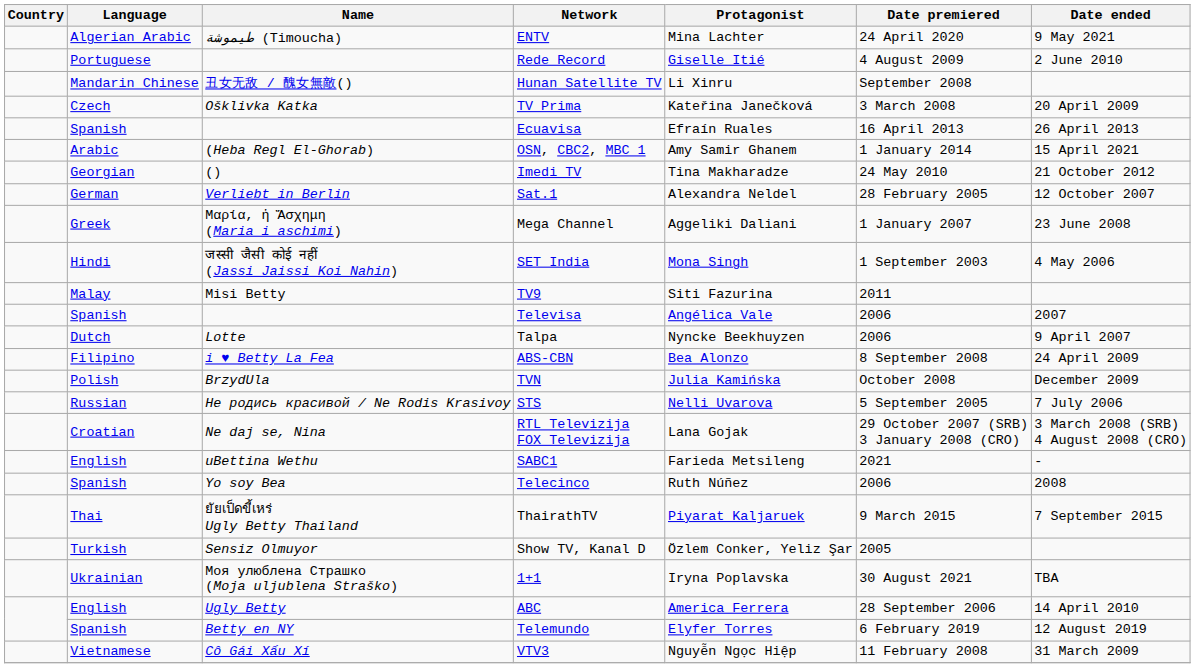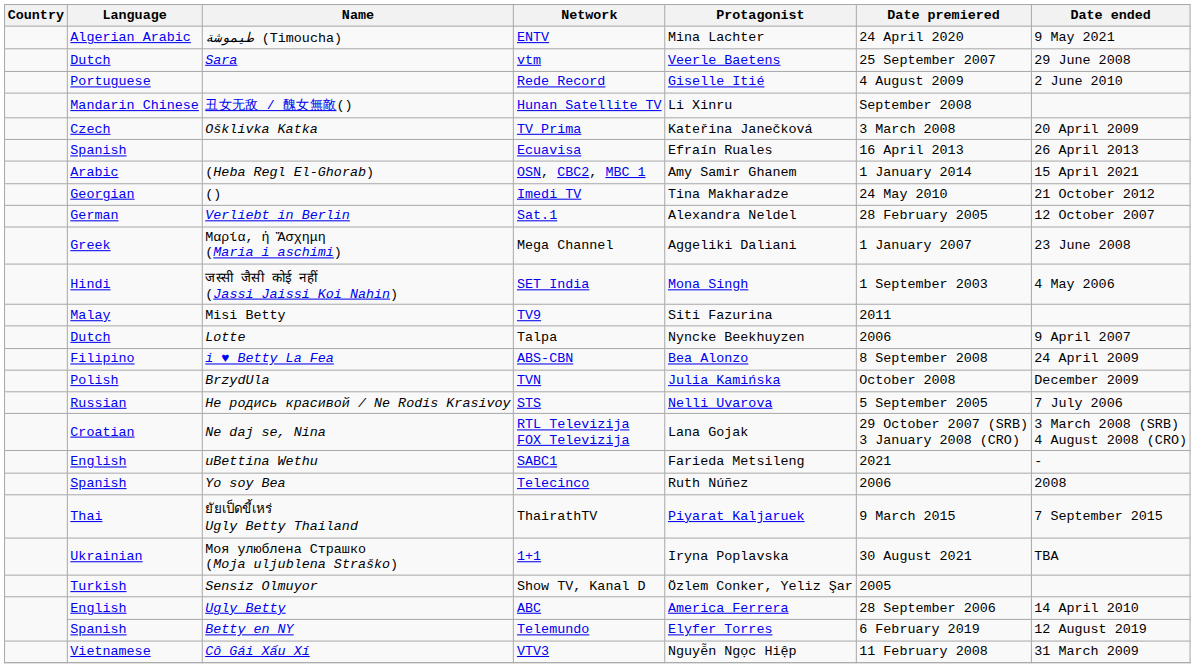+ row: (529, 60)
- row: (549, 315)
rows swapped: (581, 549) <-> (529, 578)
